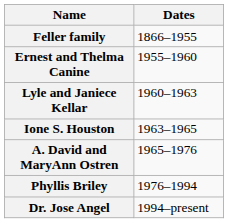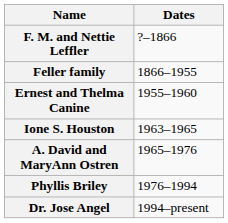+ row: (69, 43)
- row: (69, 100)
